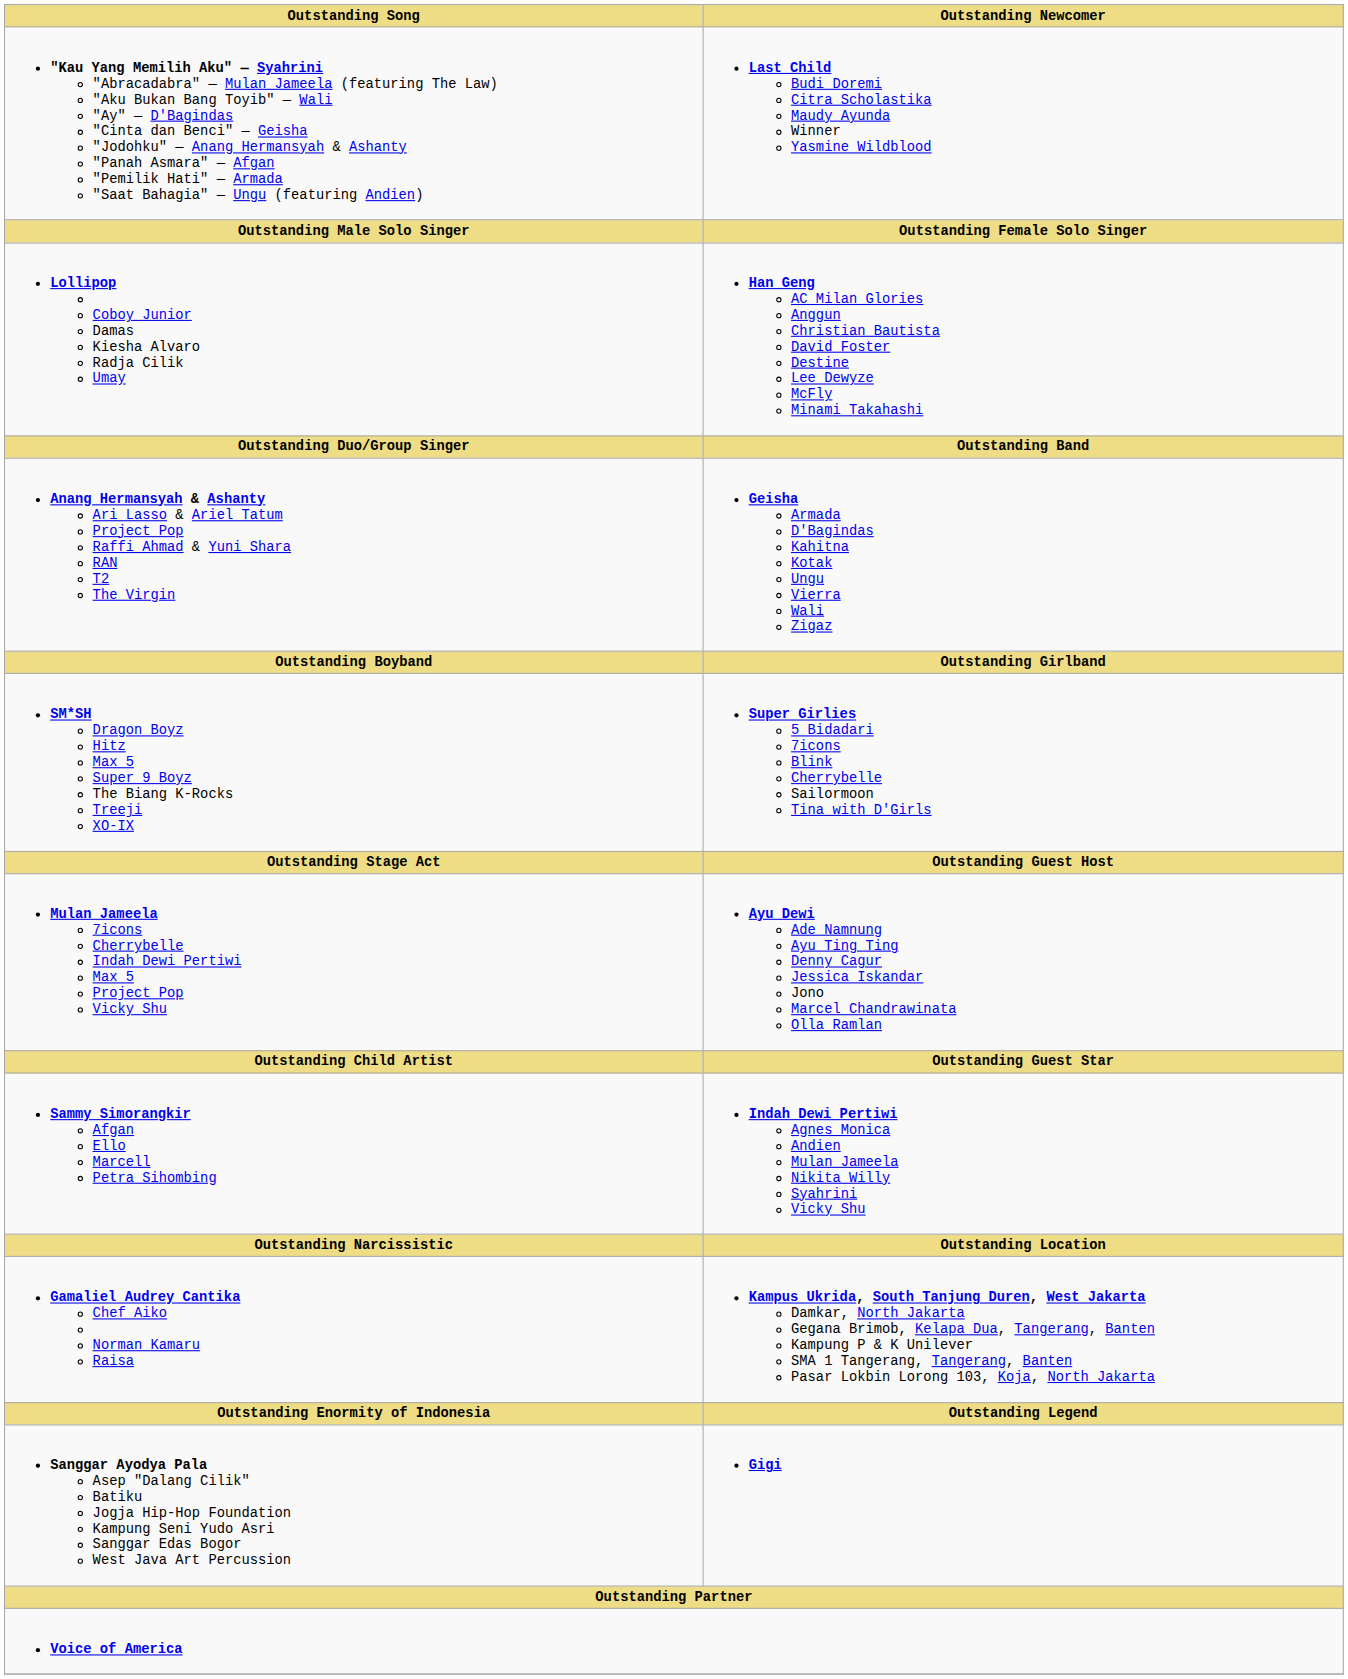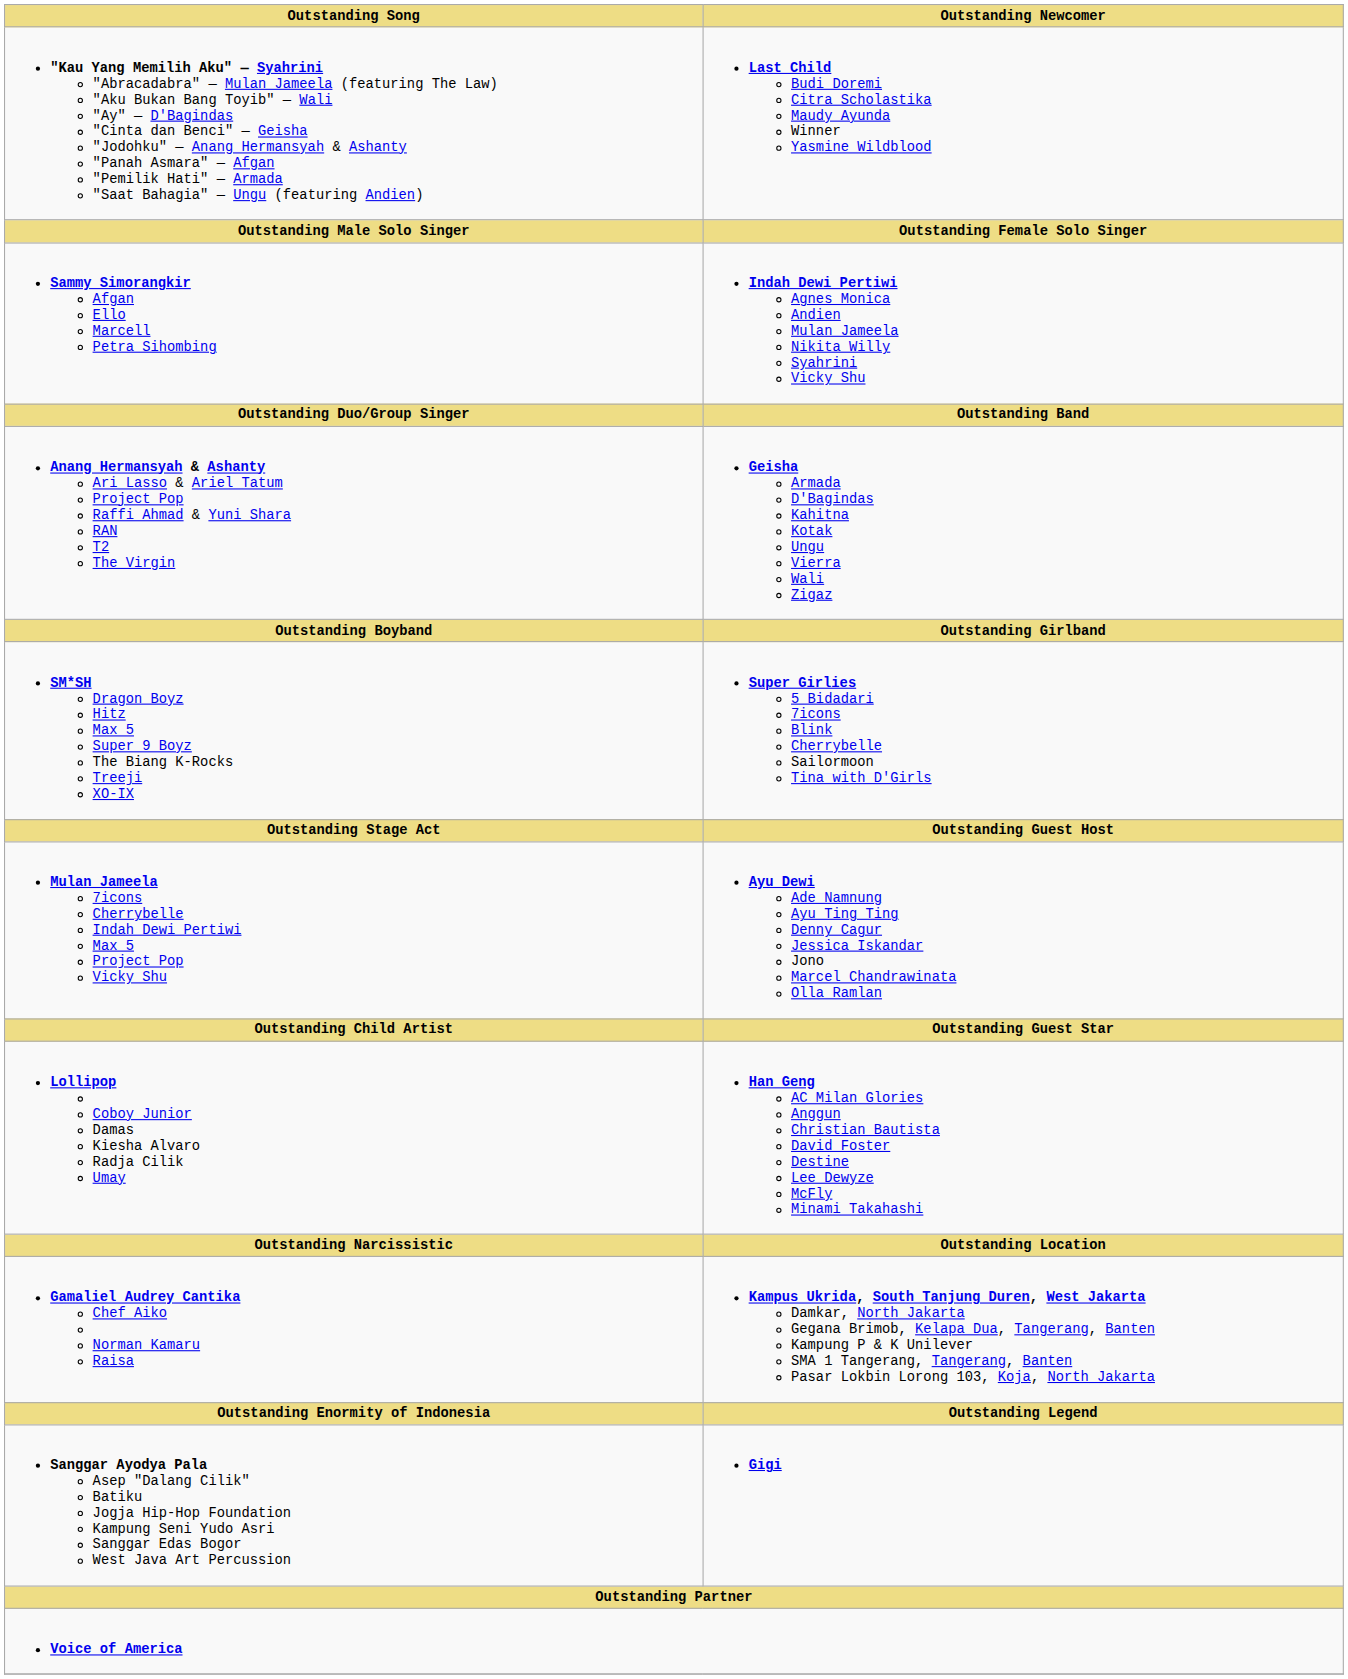rows swapped: (354, 1146) <-> (354, 331)
